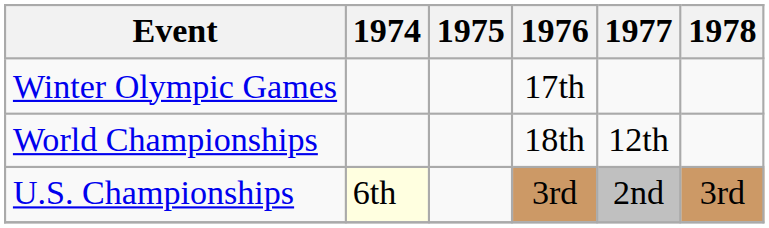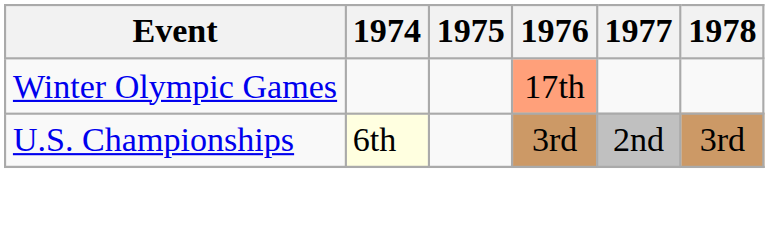(555, 85) no background -> (555, 85) lightsalmon background
- row: (165, 139)
